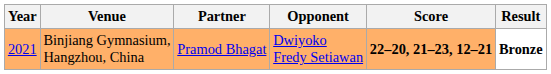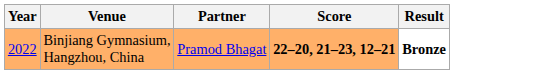- column: (318, 16)
(22, 49) 2021 -> (22, 49) 2022
